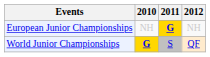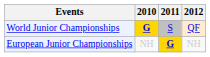rows swapped: (70, 28) <-> (63, 44)
